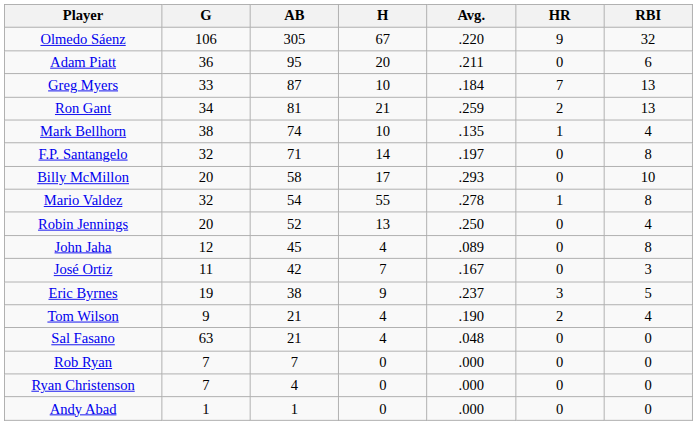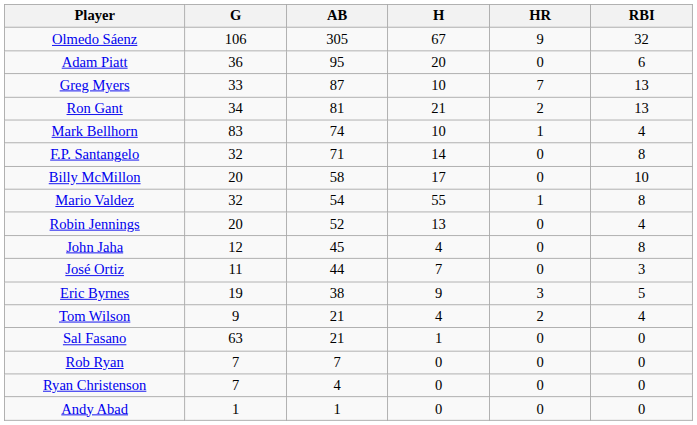- column: (471, 16)
(206, 131) 38 -> (236, 131) 83
(294, 270) 42 -> (337, 270) 44
(383, 339) 4 -> (439, 339) 1
